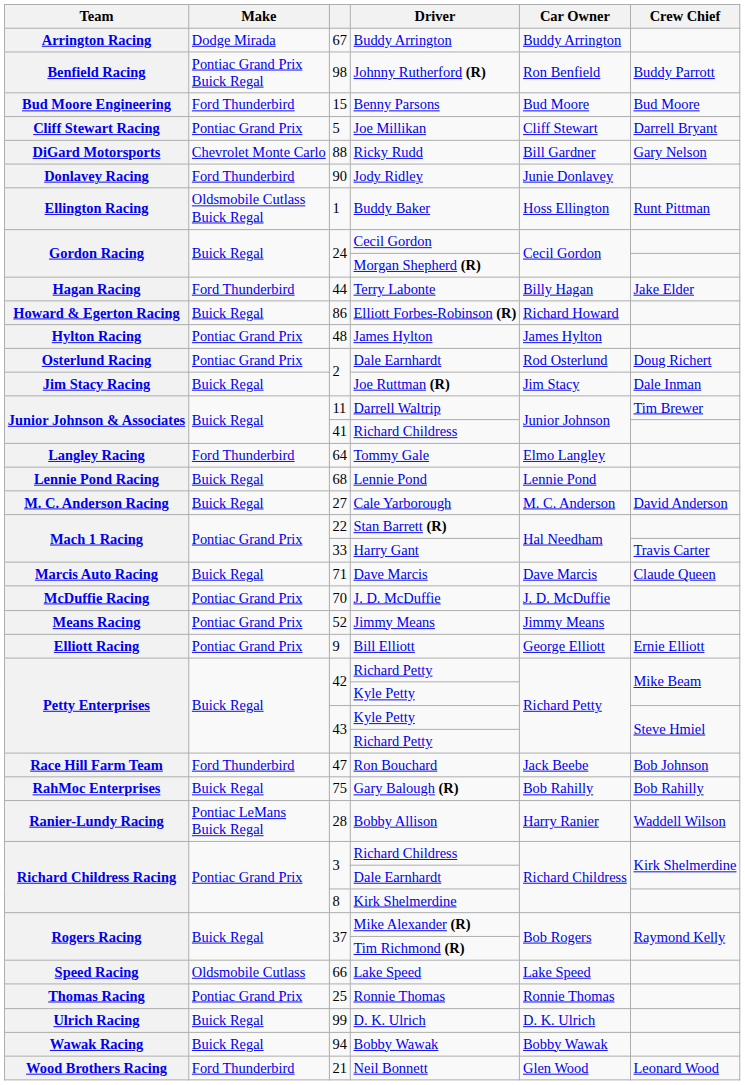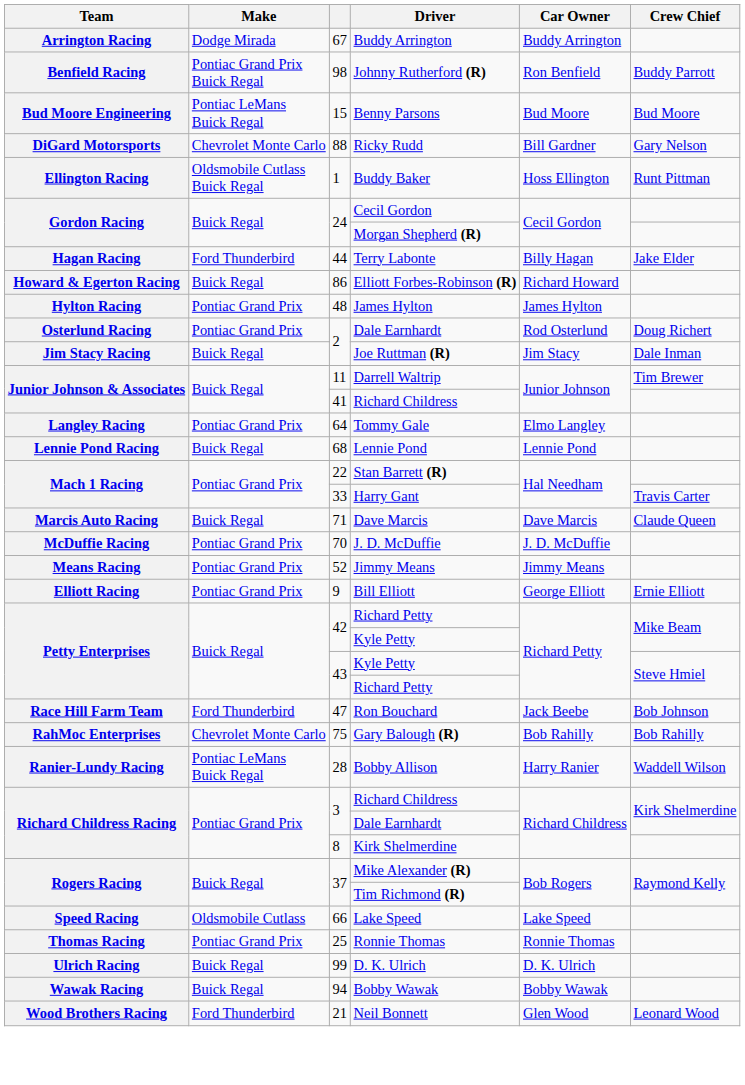(243, 105) Ford Thunderbird -> (239, 113) Pontiac LeMans Buick Regal
- row: (336, 128)
- row: (340, 176)
(243, 455) Ford Thunderbird -> (247, 425) Pontiac Grand Prix
- row: (340, 503)
(228, 788) Buick Regal -> (259, 734) Chevrolet Monte Carlo
